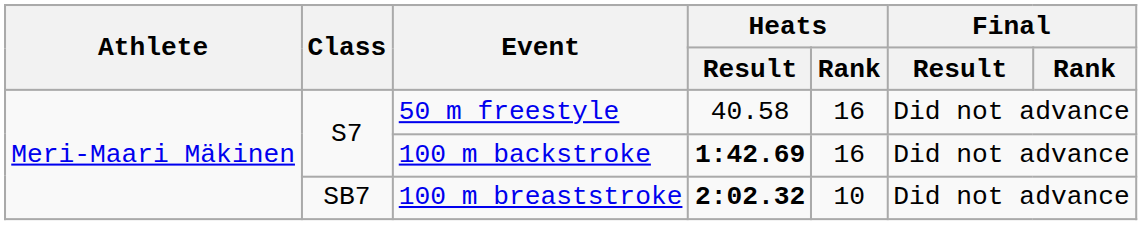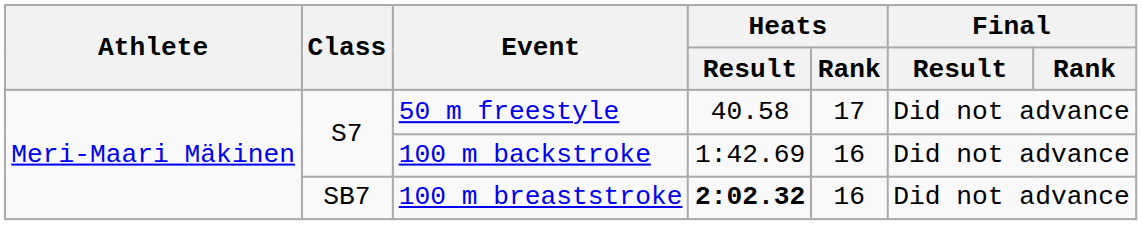(849, 112) 16 -> (849, 112) 17
(750, 155) bold -> (750, 155) normal
(849, 198) 10 -> (849, 198) 16
